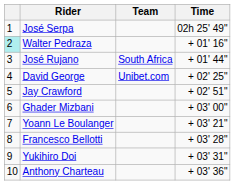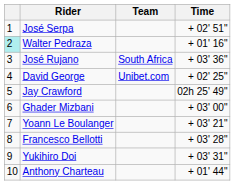(202, 28) 02h 25' 49" -> (208, 28) + 02' 51"
(208, 60) + 01' 44" -> (208, 60) + 03' 36"
(208, 92) + 02' 51" -> (202, 92) 02h 25' 49"
(208, 172) + 03' 36" -> (208, 172) + 01' 44"
